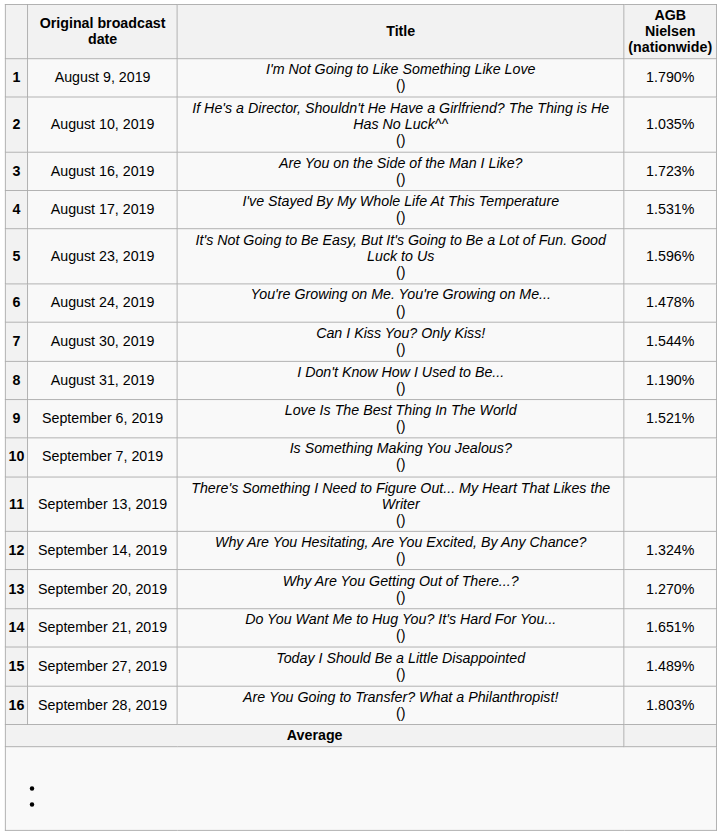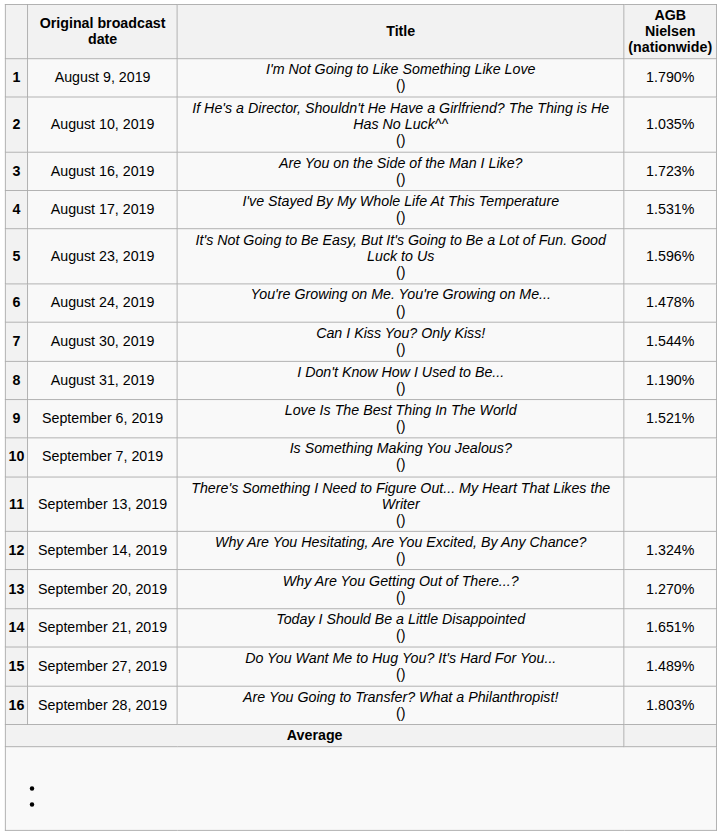(401, 627) Do You Want Me to Hug You? It's Hard For You... () -> (401, 627) Today I Should Be a Little Disappointed ()
(401, 666) Today I Should Be a Little Disappointed () -> (401, 666) Do You Want Me to Hug You? It's Hard For You... ()
